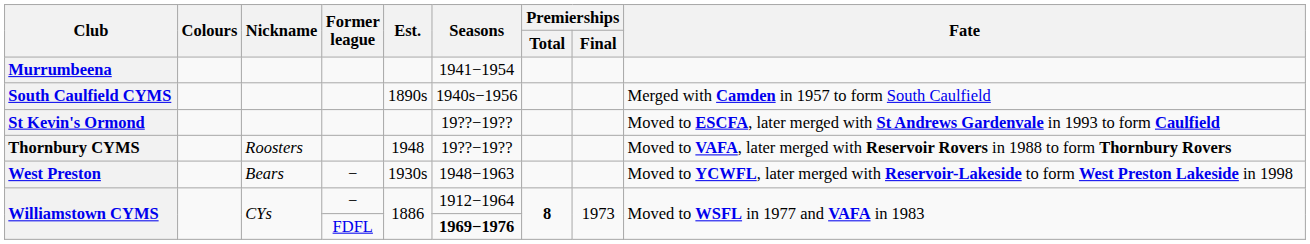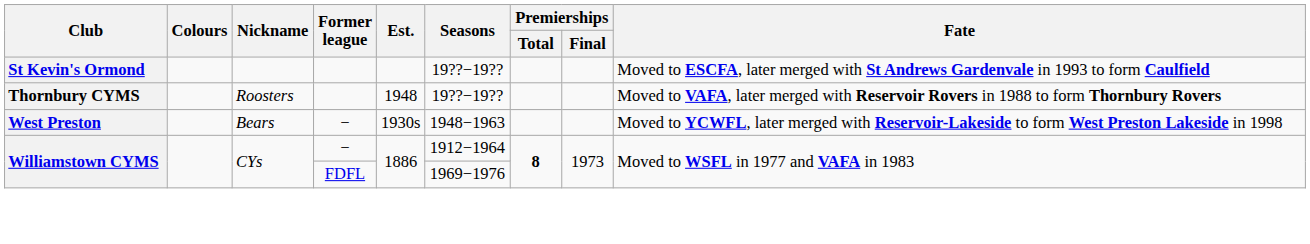- row: (60, 69)
- row: (90, 95)
(477, 226) bold -> (467, 174) normal
